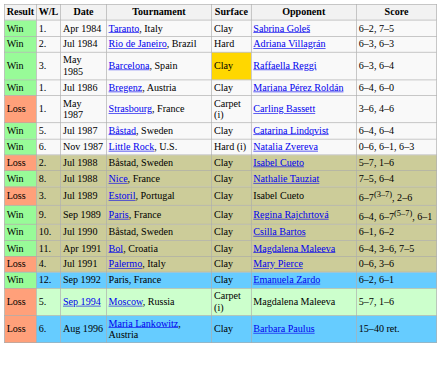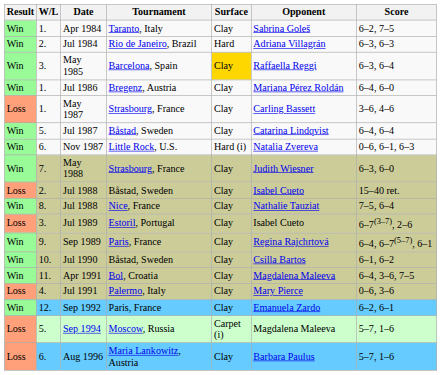(227, 109) Carpet (i) -> (224, 109) Clay
+ row: (73, 168)
(376, 163) 5–7, 1–6 -> (379, 190) 15–40 ret.
(379, 329) 15–40 ret. -> (376, 356) 5–7, 1–6
